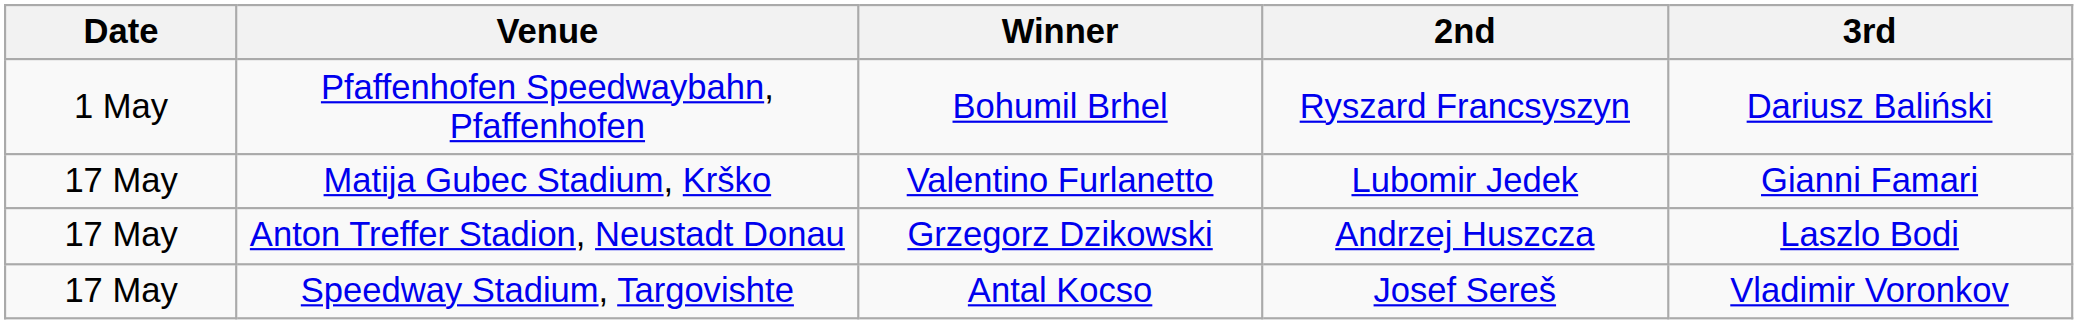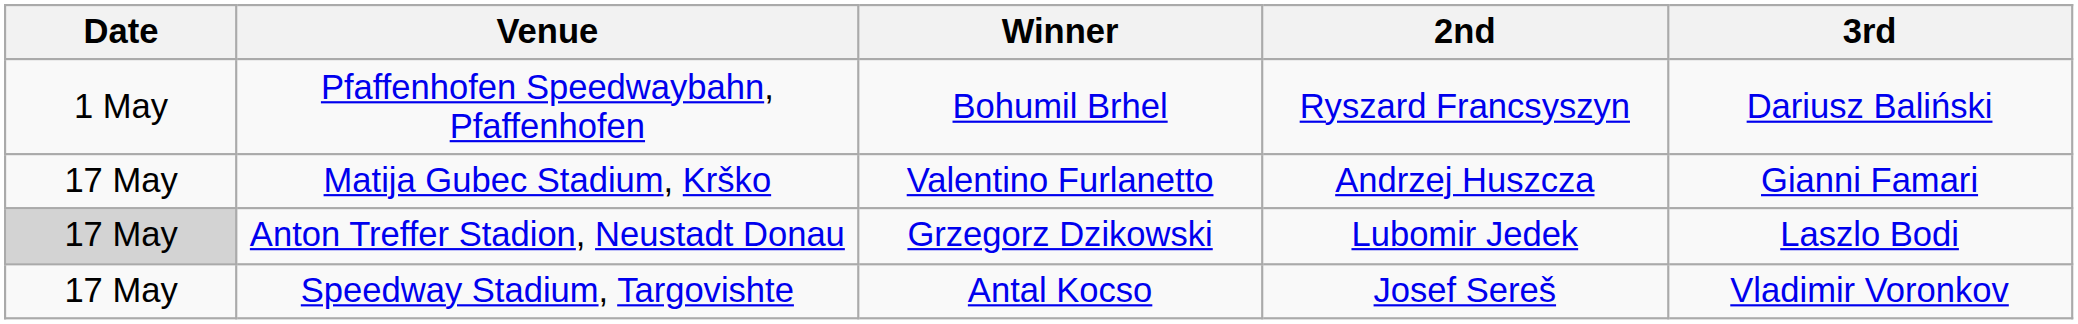(1465, 180) Lubomir Jedek -> (1465, 180) Andrzej Huszcza
(121, 235) no background -> (121, 235) lightgrey background
(1465, 235) Andrzej Huszcza -> (1465, 235) Lubomir Jedek
